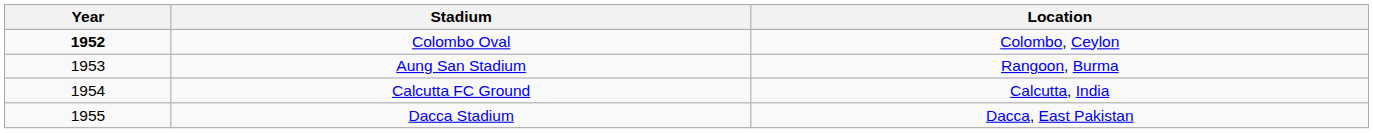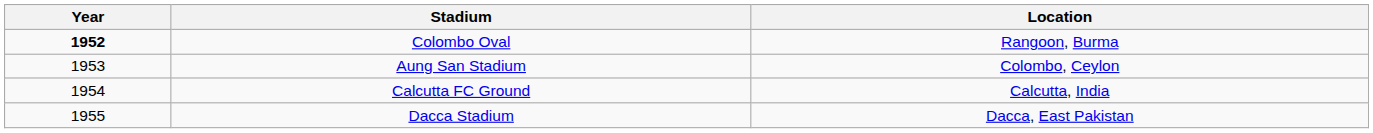(1060, 42) Colombo, Ceylon -> (1060, 42) Rangoon, Burma
(1060, 66) Rangoon, Burma -> (1060, 66) Colombo, Ceylon
